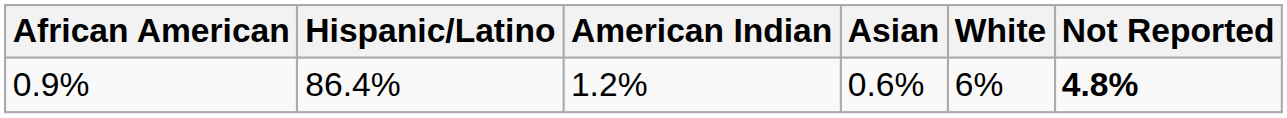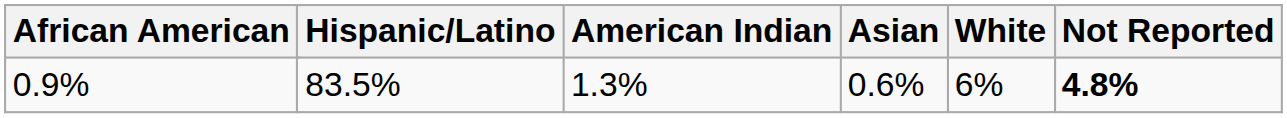(353, 84) 86.4% -> (353, 84) 83.5%
(609, 84) 1.2% -> (609, 84) 1.3%
